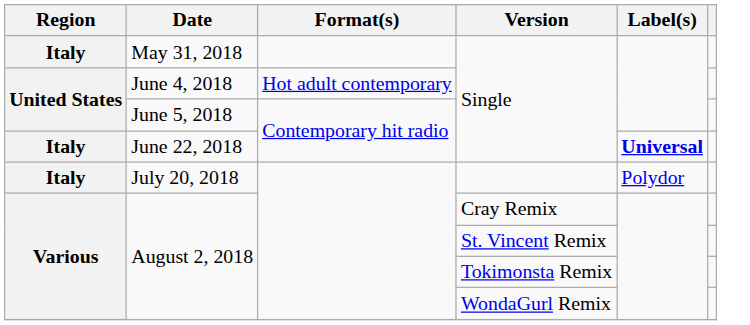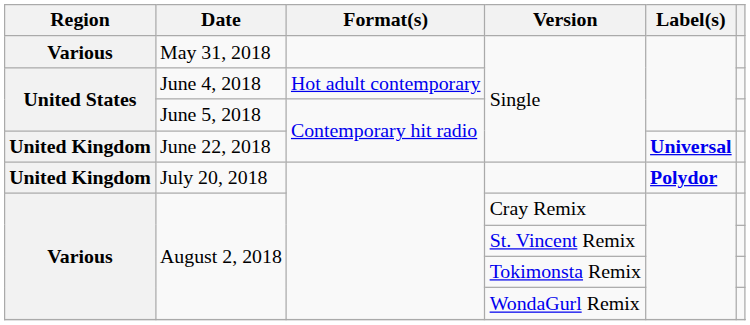(66, 51) Italy -> (80, 51) Various
(66, 146) Italy -> (80, 146) United Kingdom
(66, 177) Italy -> (80, 177) United Kingdom
(653, 177) normal -> (684, 177) bold
